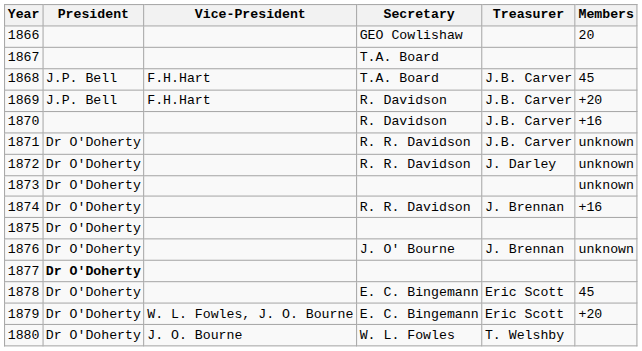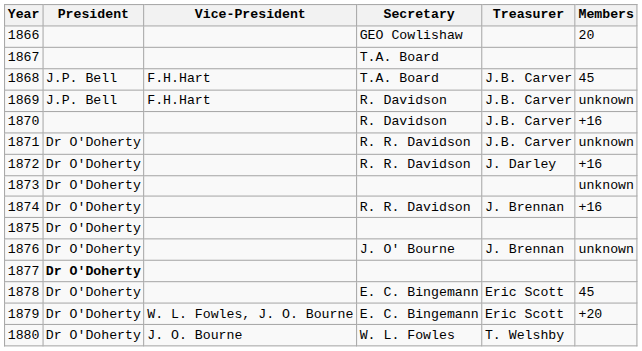(590, 101) +20 -> (606, 101) unknown
(606, 165) unknown -> (590, 165) +16
